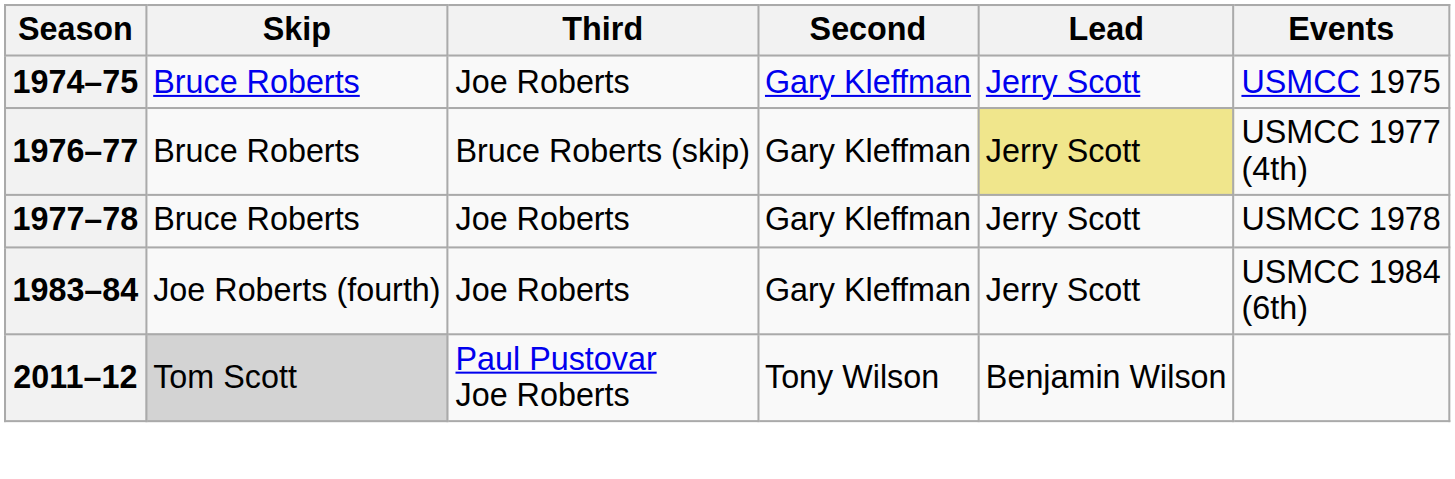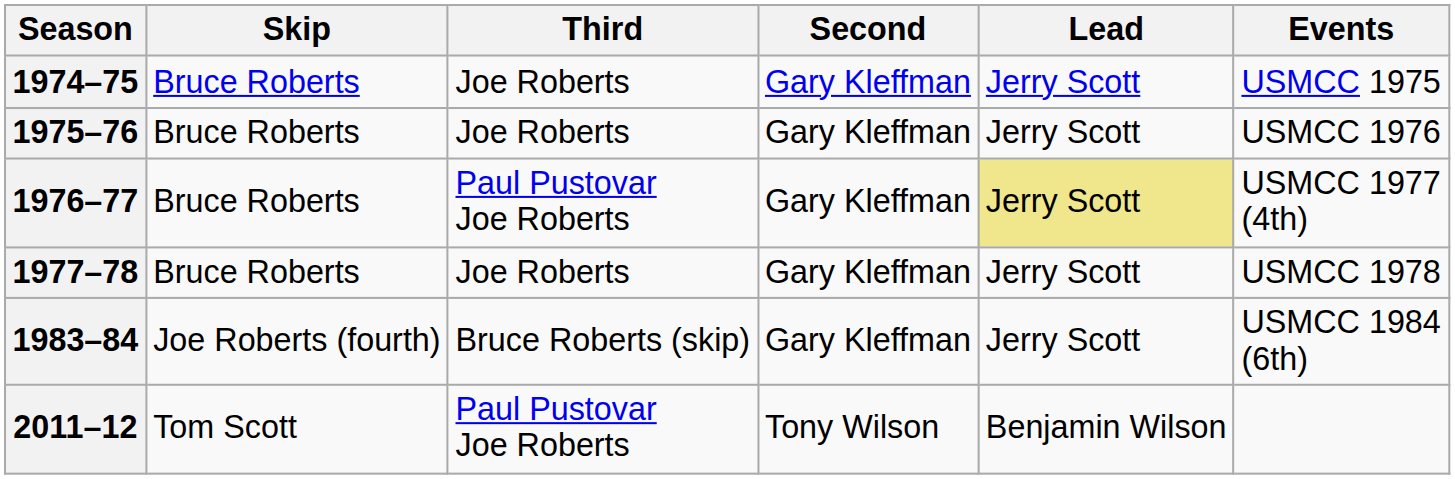+ row: (75, 132)
(603, 150) Bruce Roberts (skip) -> (556, 202) Paul Pustovar Joe Roberts
(543, 289) Joe Roberts -> (603, 340) Bruce Roberts (skip)
(225, 377) lightgrey background -> (225, 428) no background
